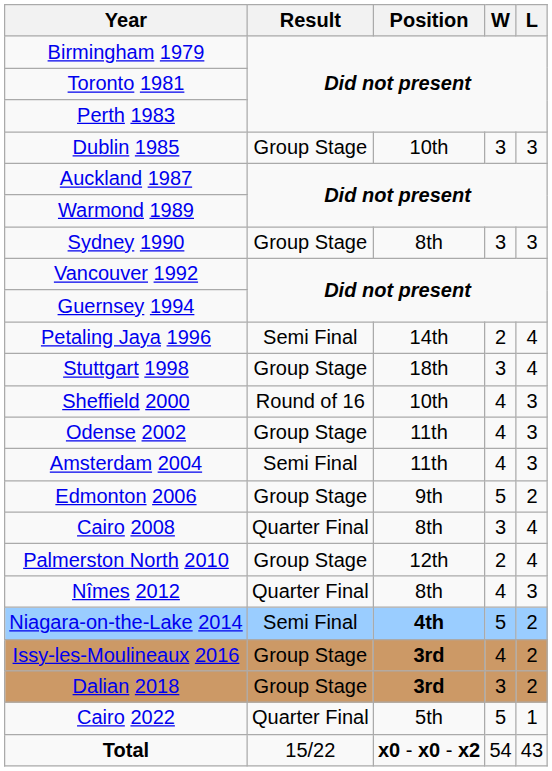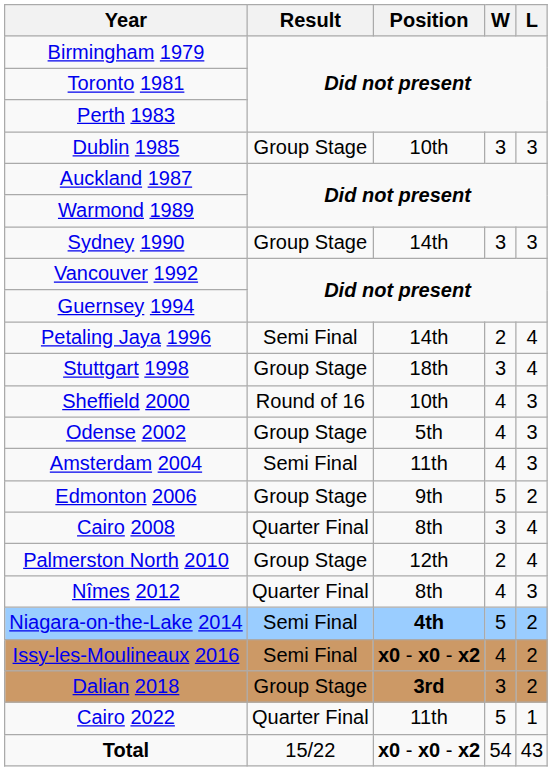(429, 242) 8th -> (429, 242) 14th
(429, 432) 11th -> (429, 432) 5th
(310, 654) Group Stage -> (310, 654) Semi Final
(429, 654) 3rd -> (429, 654) x0 - x0 - x2
(429, 718) 5th -> (429, 718) 11th
